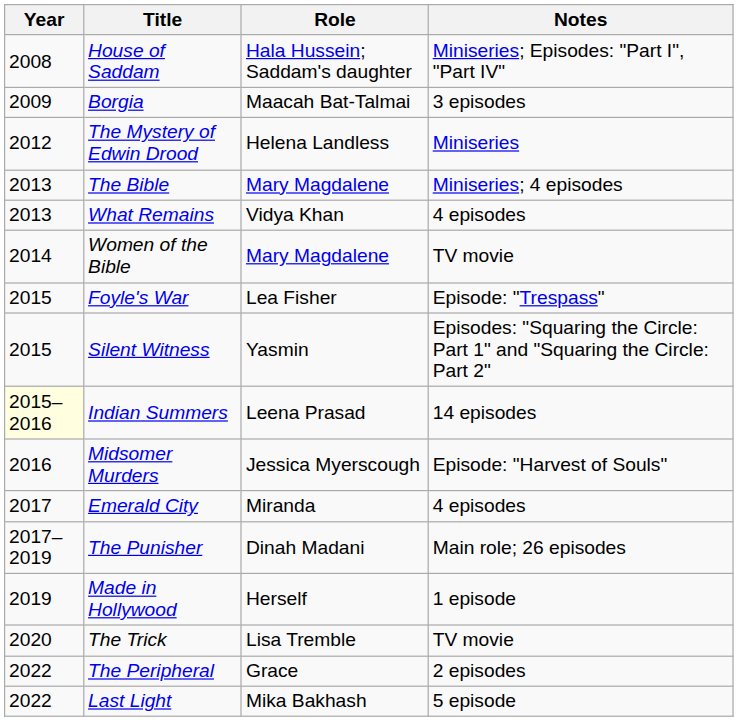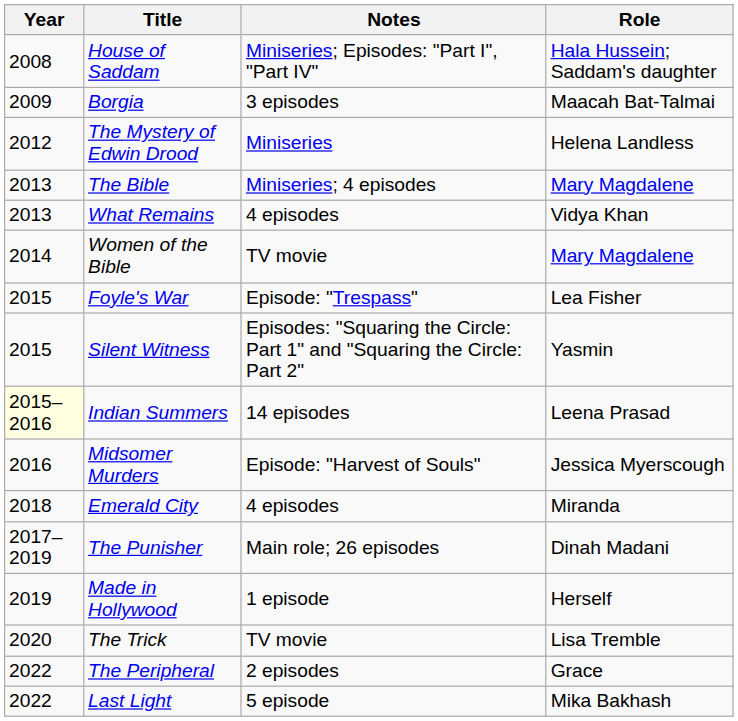columns swapped: (335, 19) <-> (581, 19)
(30, 505) 2017 -> (30, 505) 2018
